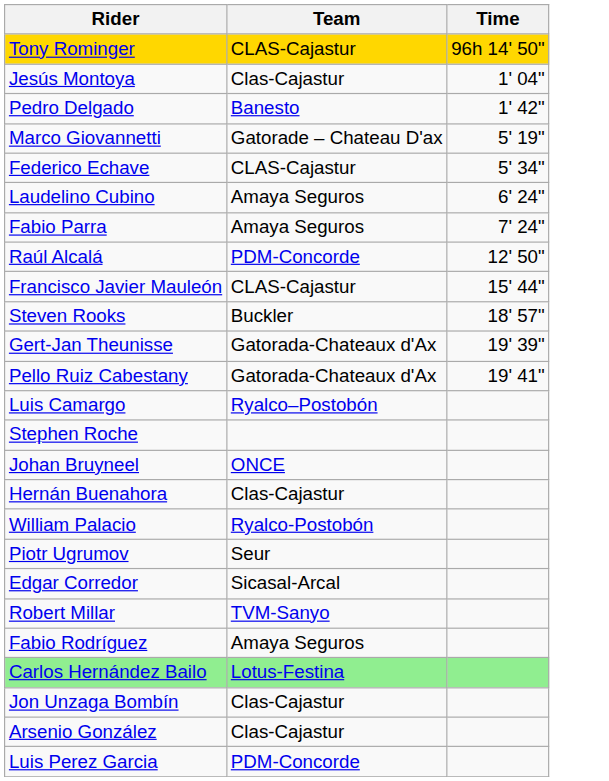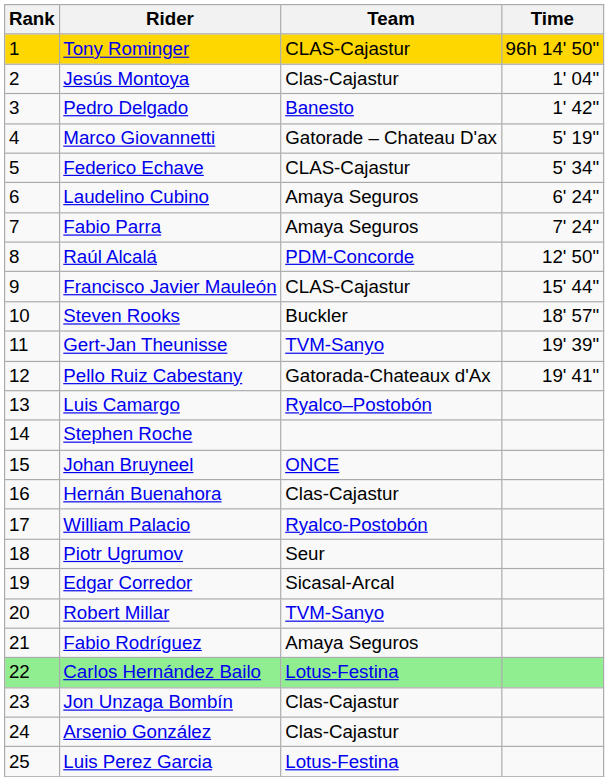+ column: (32, 19)
(334, 345) Gatorada-Chateaux d'Ax -> (335, 345) TVM-Sanyo
(295, 761) PDM-Concorde -> (342, 761) Lotus-Festina
